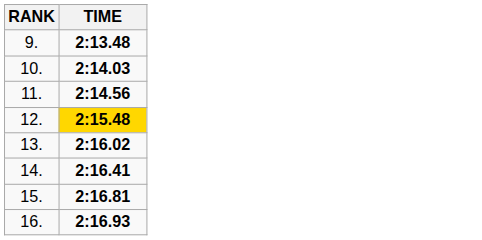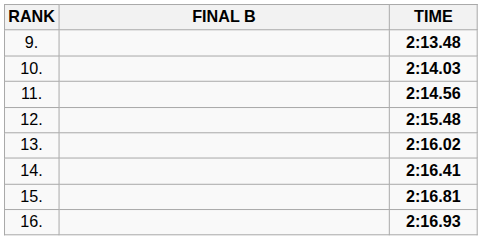+ column: (224, 17)
(103, 119) gold background -> (433, 119) no background
